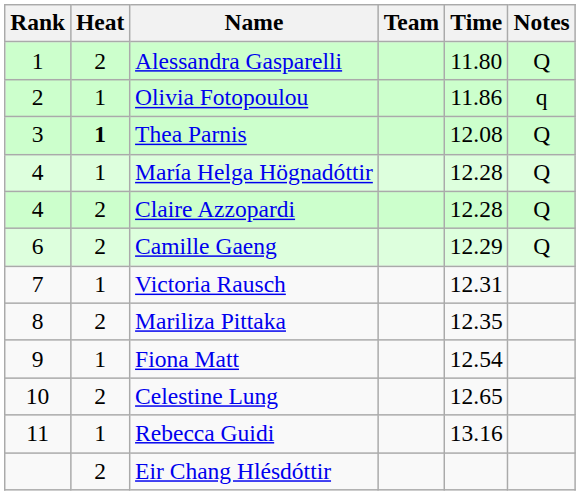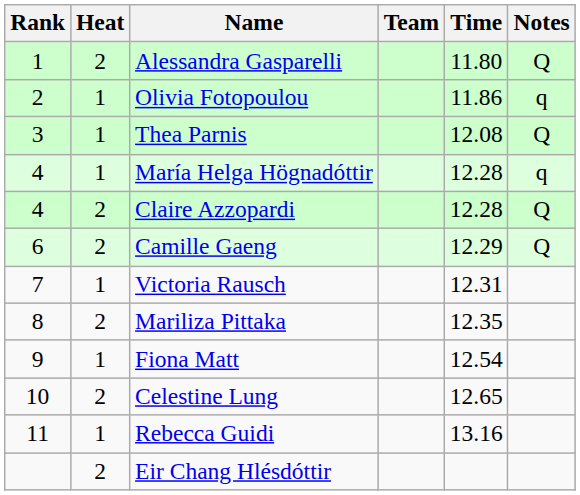(100, 135) bold -> (100, 135) normal
(542, 172) Q -> (542, 172) q
